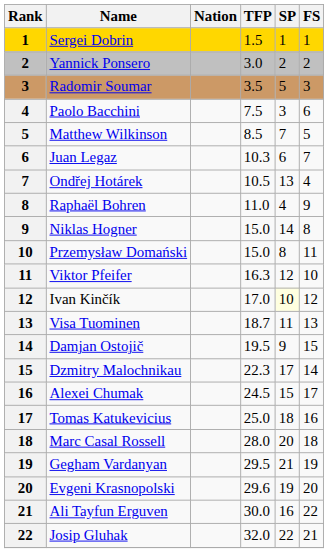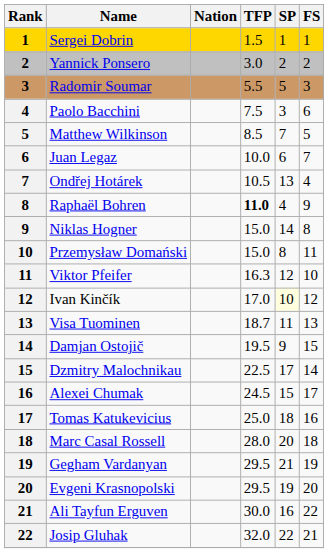(253, 87) 3.5 -> (253, 87) 5.5
(257, 157) 10.3 -> (257, 157) 10.0
(257, 205) normal -> (256, 205) bold
(257, 370) 22.3 -> (257, 370) 22.5
(257, 488) 29.6 -> (257, 488) 29.5
